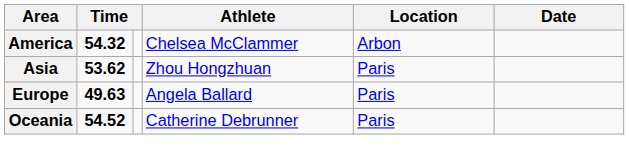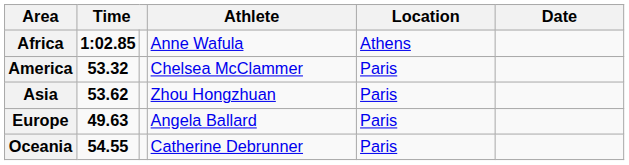+ row: (40, 43)
(105, 43) 54.32 -> (108, 69) 53.32
(379, 43) Arbon -> (379, 69) Paris
(105, 120) 54.52 -> (108, 146) 54.55
